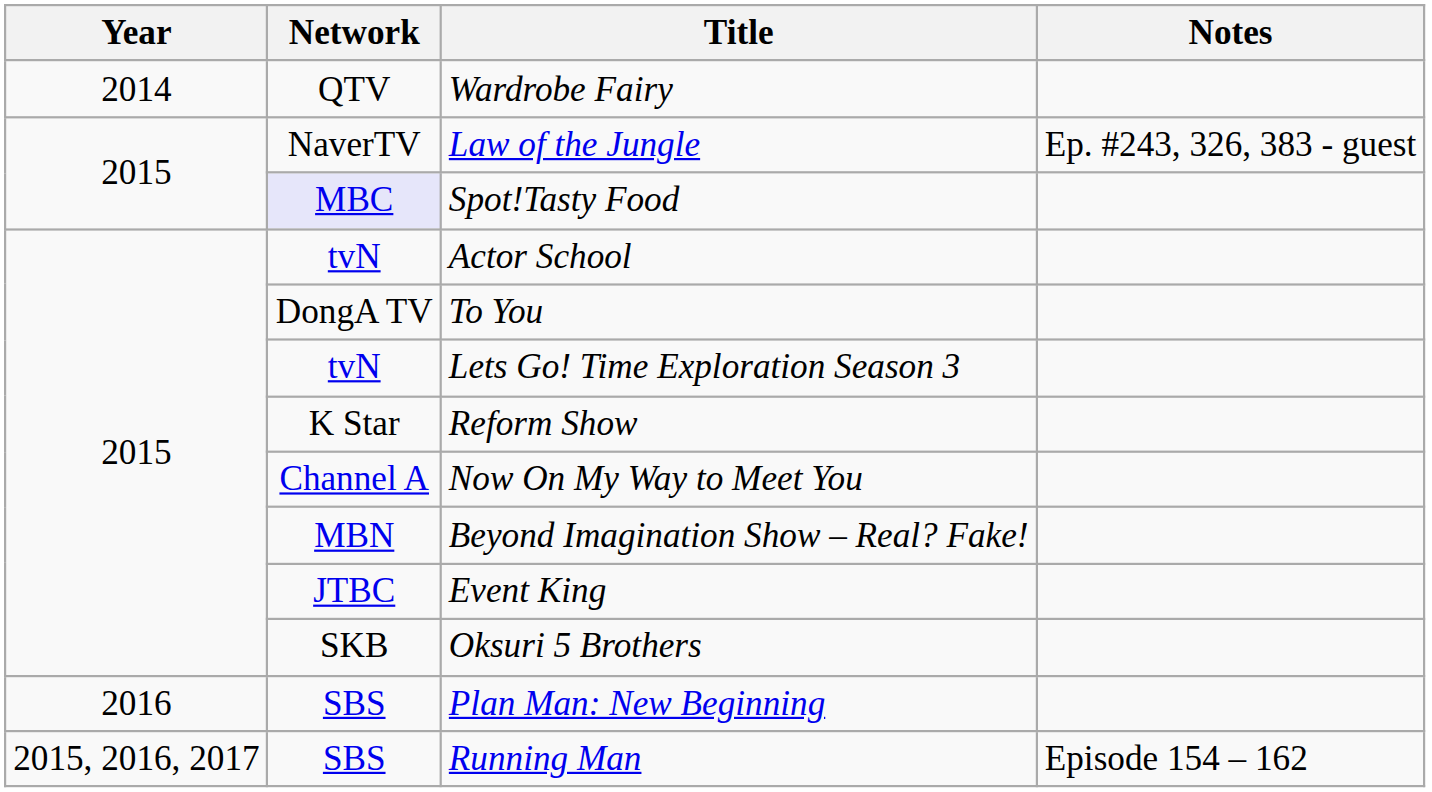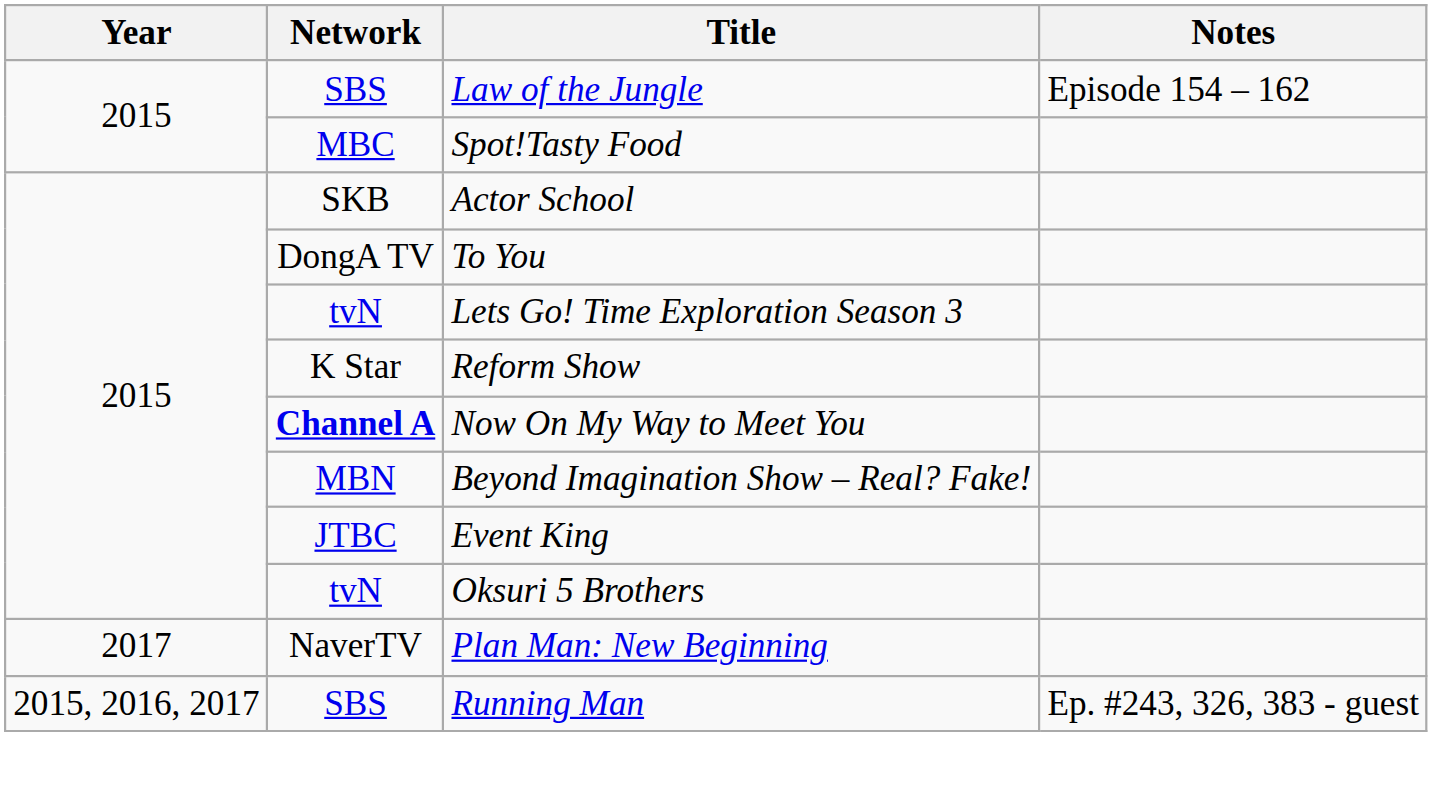- row: (561, 88)
(354, 144) NaverTV -> (356, 88) SBS
(1231, 144) Ep. #243, 326, 383 - guest -> (1179, 88) Episode 154 – 162
(354, 199) lavender background -> (356, 144) no background
(354, 255) tvN -> (356, 199) SKB
(354, 479) normal -> (356, 423) bold
(354, 646) SKB -> (356, 590) tvN
(136, 702) 2016 -> (136, 646) 2017
(354, 702) SBS -> (356, 646) NaverTV
(1176, 758) Episode 154 – 162 -> (1233, 702) Ep. #243, 326, 383 - guest
